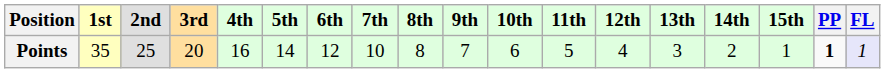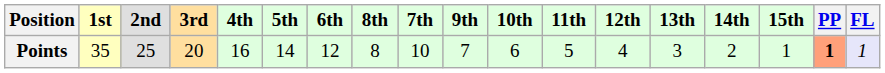columns swapped: (375, 19) <-> (420, 19)
(830, 51) no background -> (830, 51) lightsalmon background
